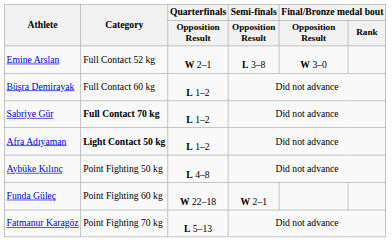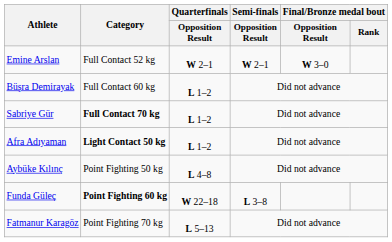(254, 65) L 3–8 -> (255, 65) W 2–1
(123, 196) normal -> (125, 196) bold
(254, 202) W 2–1 -> (255, 202) L 3–8
